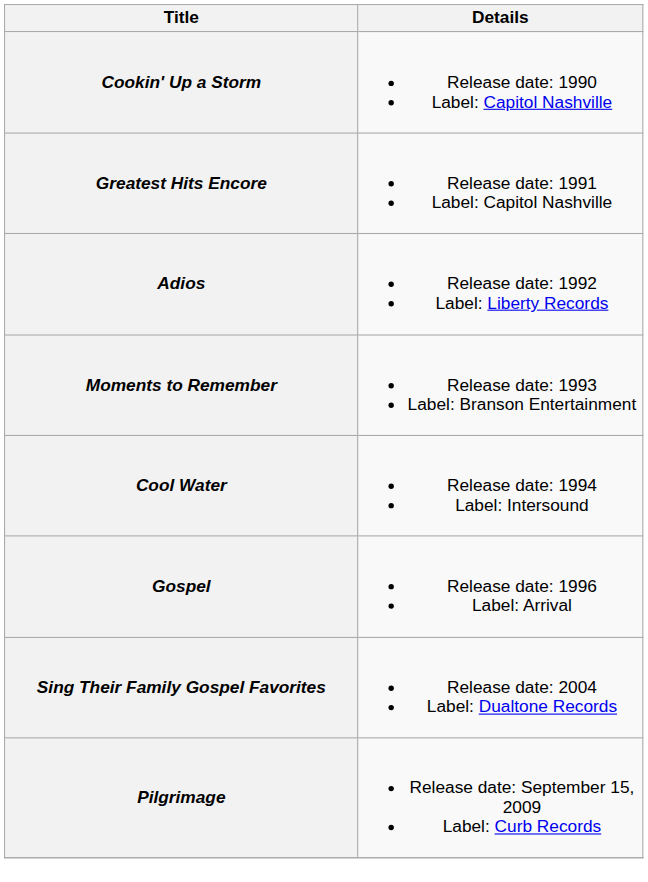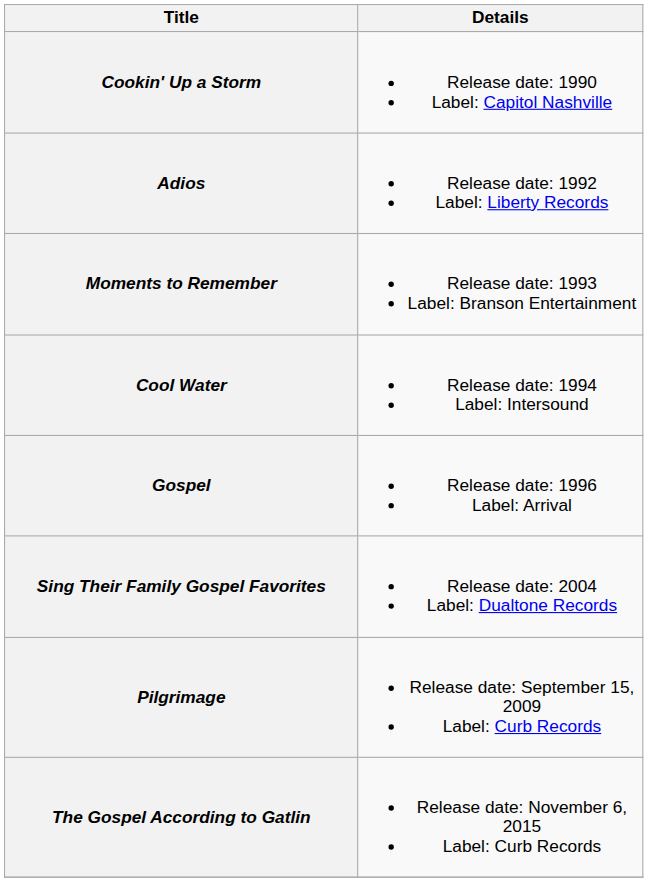- row: (181, 183)
+ row: (181, 817)
